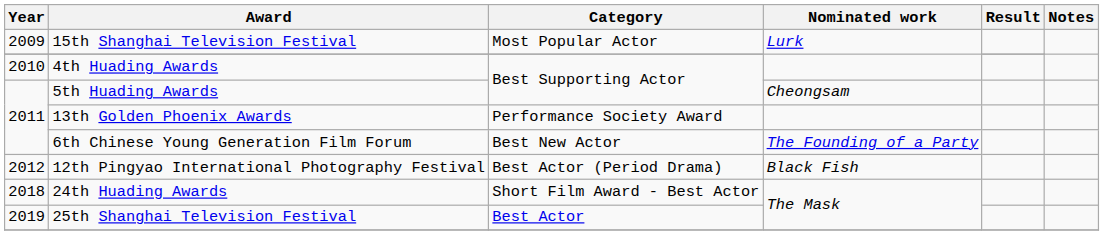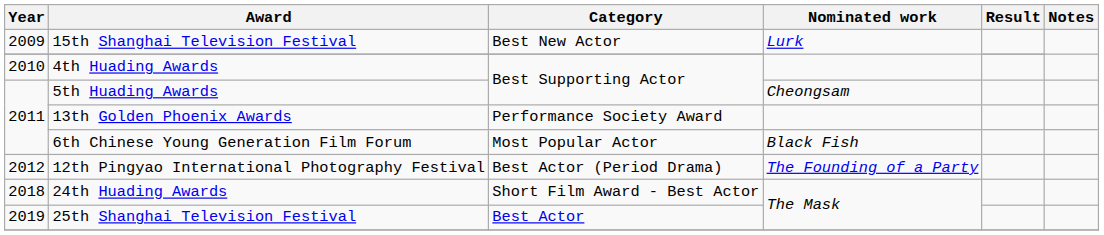(575, 42) Most Popular Actor -> (557, 42) Best New Actor
(557, 142) Best New Actor -> (575, 142) Most Popular Actor
(872, 142) The Founding of a Party -> (813, 142) Black Fish
(813, 167) Black Fish -> (872, 167) The Founding of a Party
